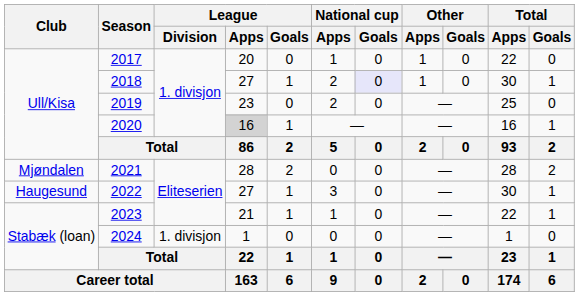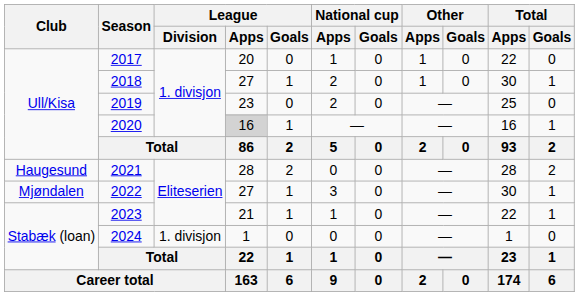(378, 81) lavender background -> (378, 81) no background
(51, 170) Mjøndalen -> (51, 170) Haugesund
(51, 192) Haugesund -> (51, 192) Mjøndalen
